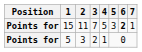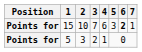(83, 26) 11 -> (83, 26) 10
(104, 26) 5 -> (104, 26) 6
